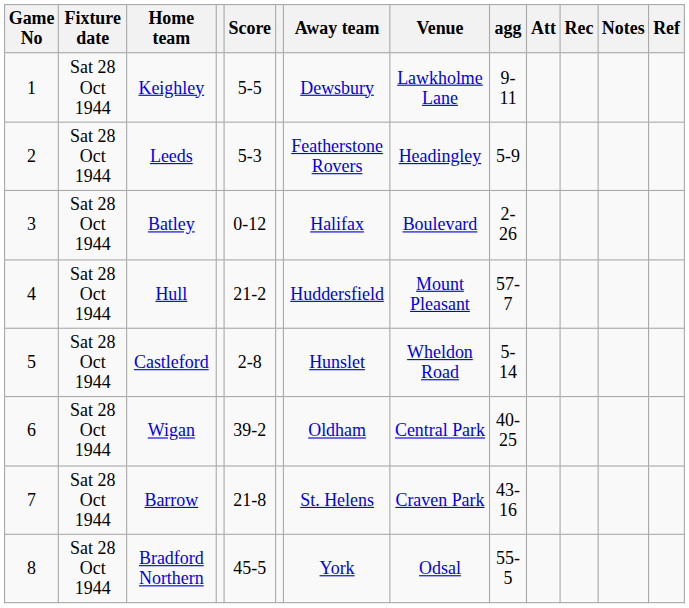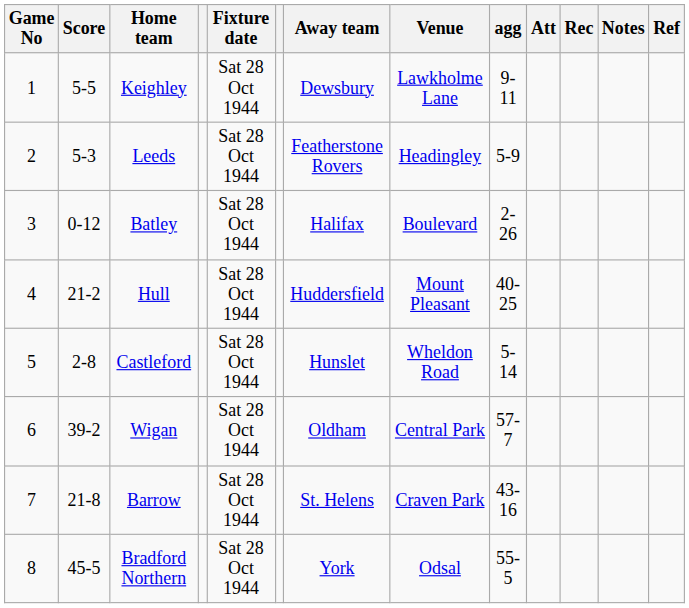columns swapped: (93, 28) <-> (250, 28)
(508, 293) 57-7 -> (508, 293) 40-25
(508, 431) 40-25 -> (508, 431) 57-7
